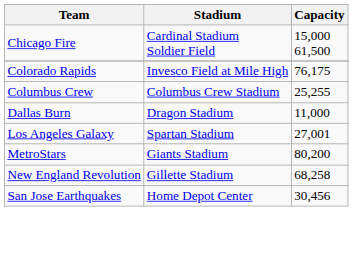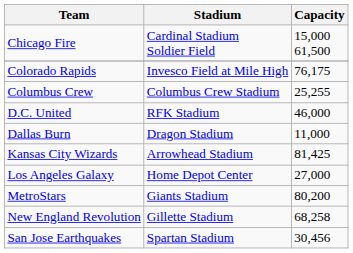+ row: (39, 112)
+ row: (62, 154)
(190, 133) Spartan Stadium -> (200, 175) Home Depot Center
(312, 133) 27,001 -> (312, 175) 27,000
(200, 196) Home Depot Center -> (190, 237) Spartan Stadium
